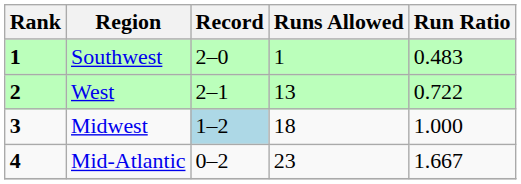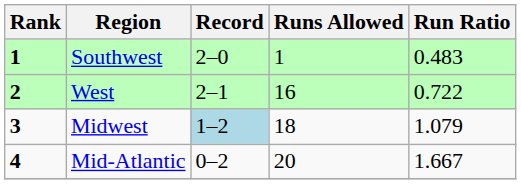(285, 91) 13 -> (285, 91) 16
(438, 126) 1.000 -> (438, 126) 1.079
(285, 160) 23 -> (285, 160) 20
